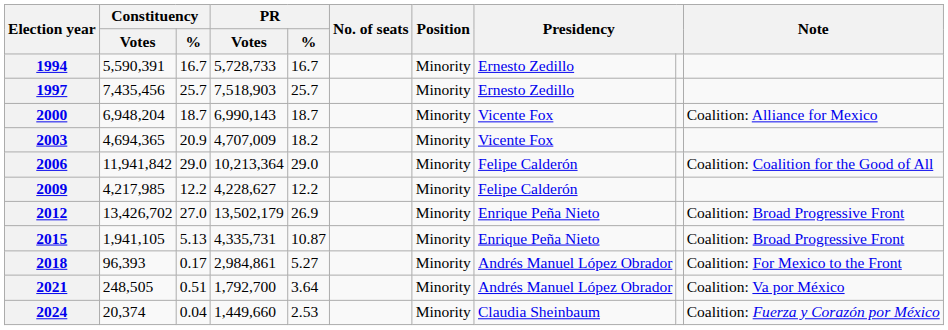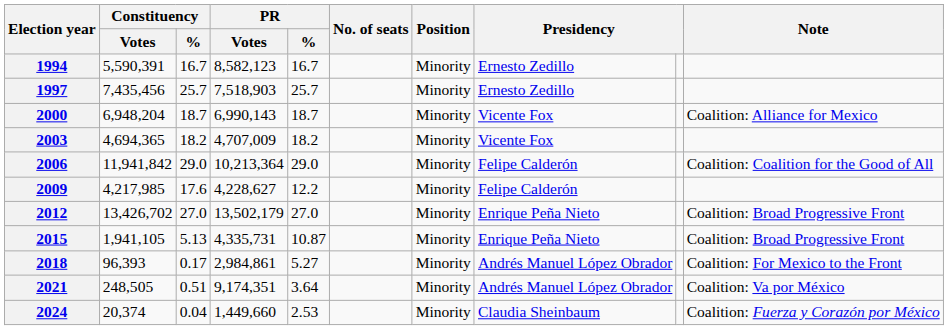(245, 66) 5,728,733 -> (245, 66) 8,582,123
(193, 139) 20.9 -> (193, 139) 18.2
(193, 189) 12.2 -> (193, 189) 17.6
(305, 213) 26.9 -> (305, 213) 27.0
(245, 287) 1,792,700 -> (245, 287) 9,174,351
